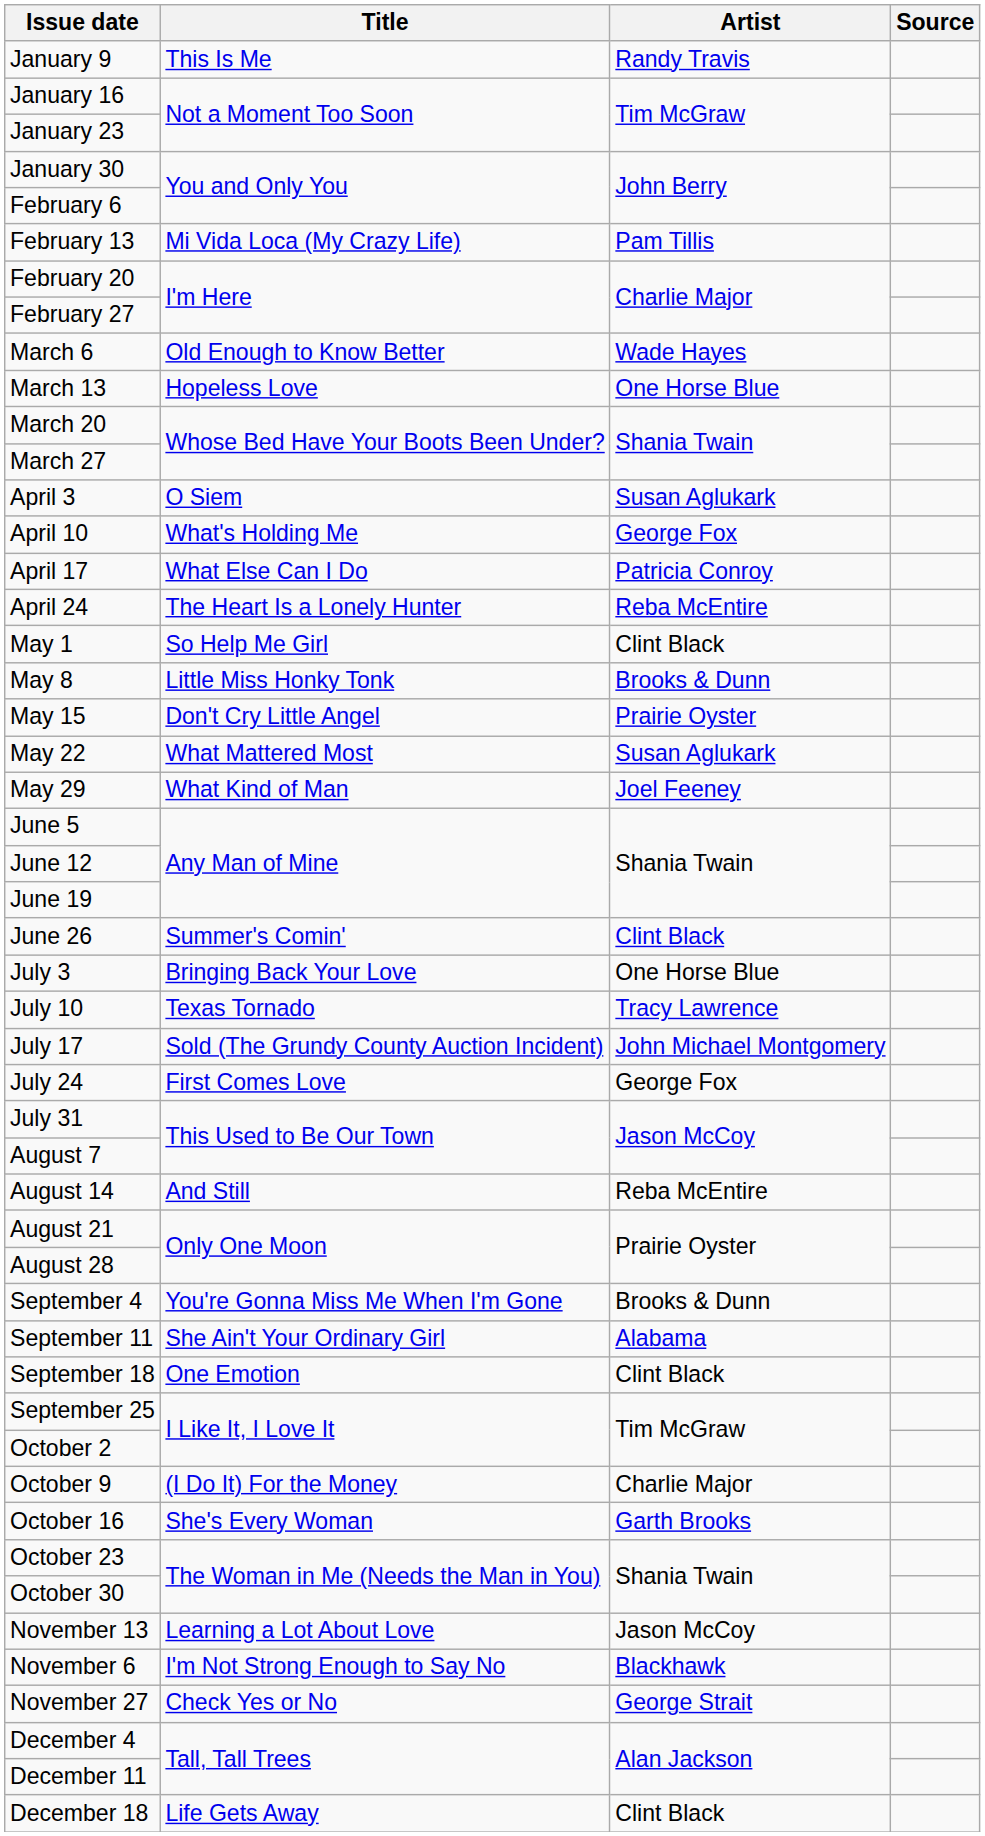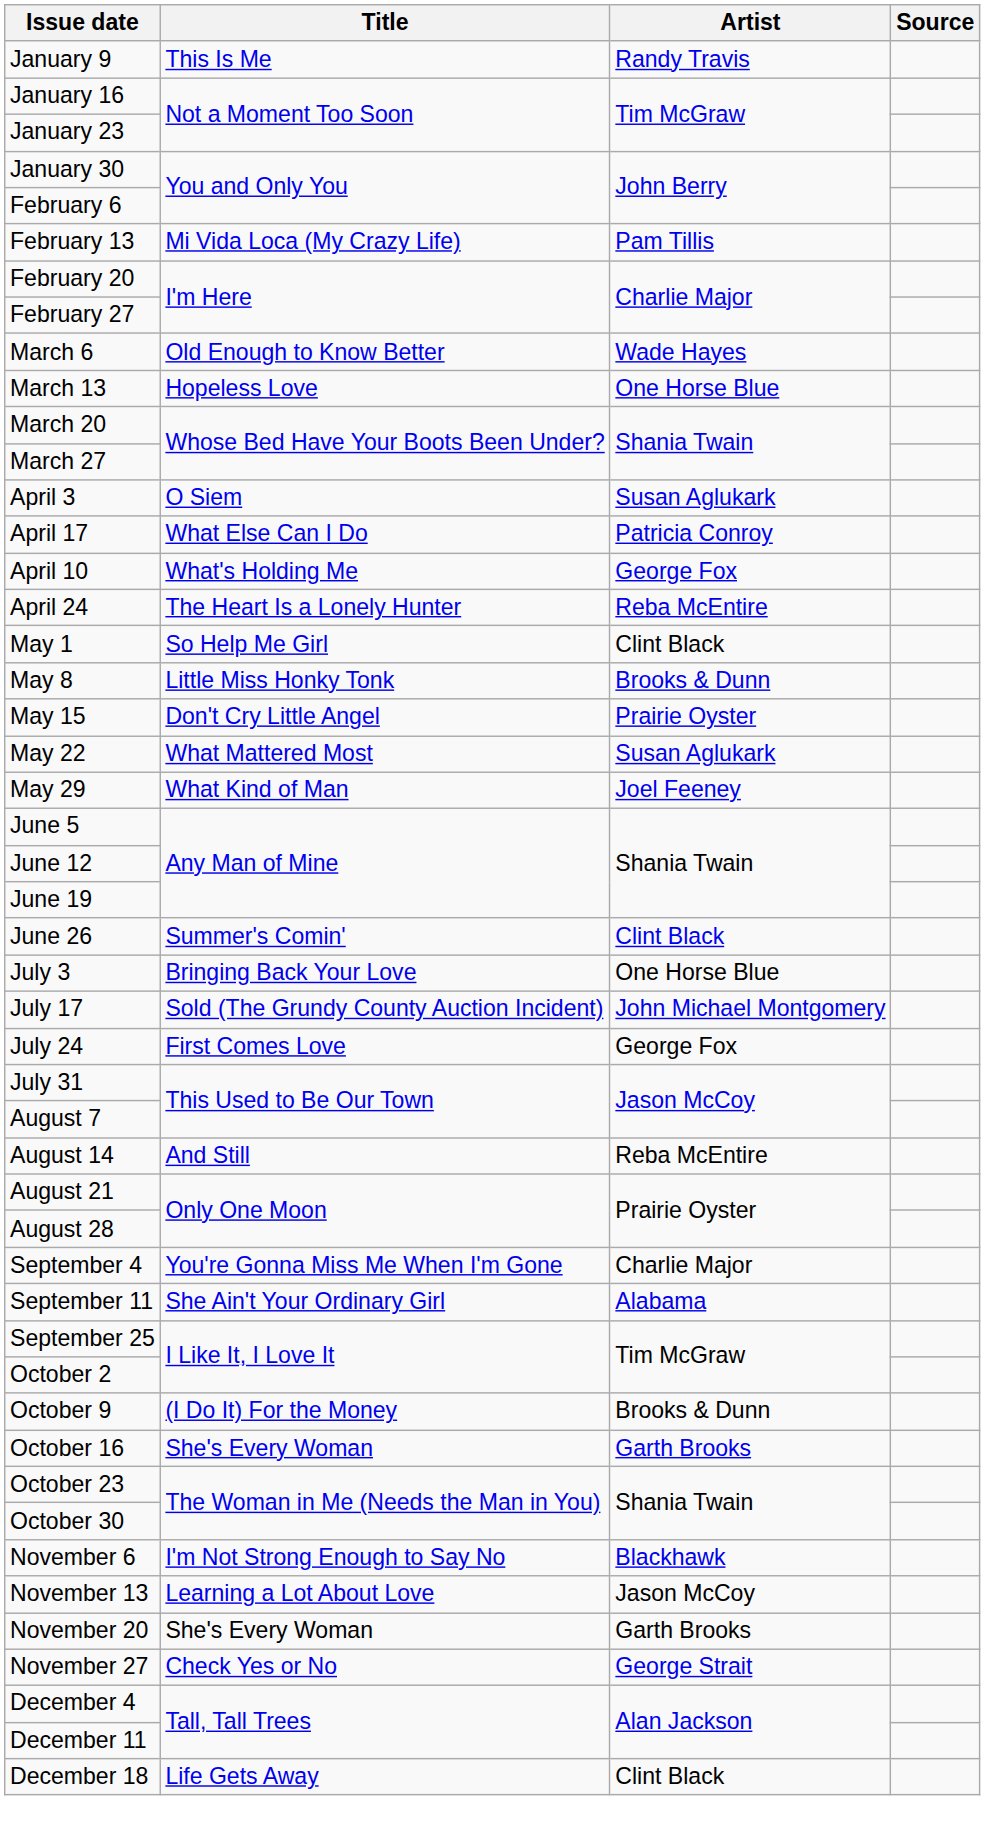rows swapped: (49, 534) <-> (49, 570)
- row: (47, 1009)
(693, 1301) Brooks & Dunn -> (684, 1265) Charlie Major
- row: (82, 1374)
(684, 1484) Charlie Major -> (693, 1411) Brooks & Dunn
rows swapped: (73, 1667) <-> (79, 1630)
+ row: (79, 1630)
